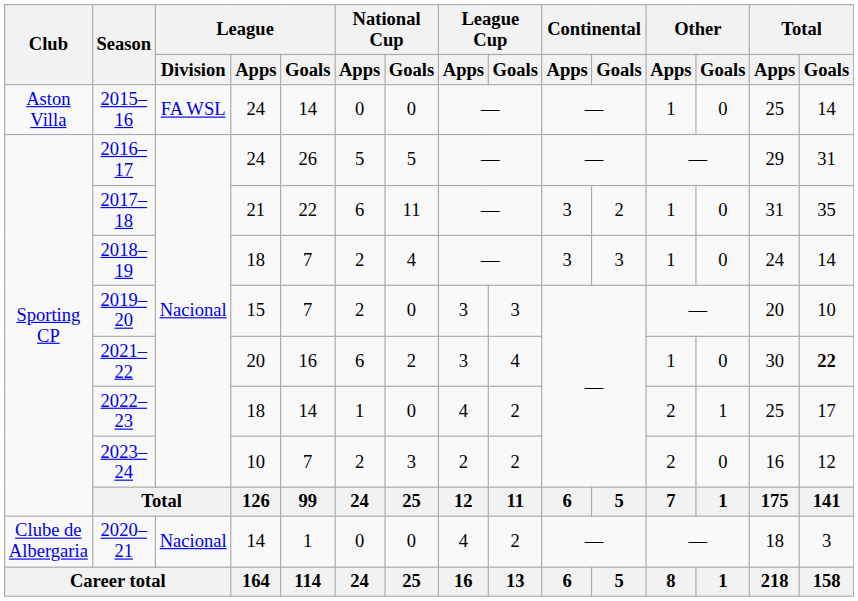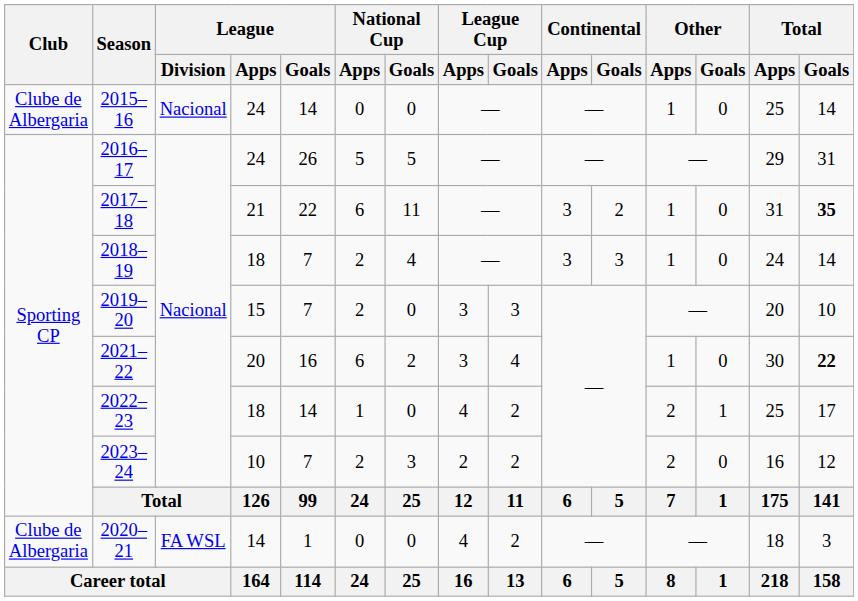(48, 109) Aston Villa -> (48, 109) Clube de Albergaria
(193, 109) FA WSL -> (193, 109) Nacional
(827, 210) normal -> (827, 210) bold
(193, 541) Nacional -> (193, 541) FA WSL
